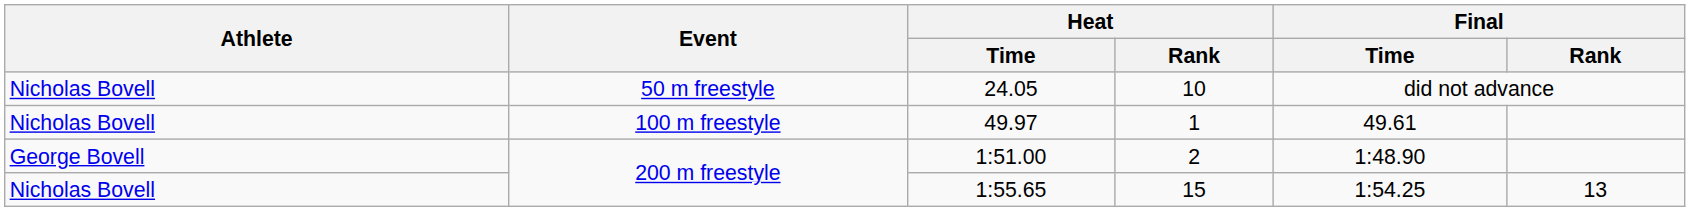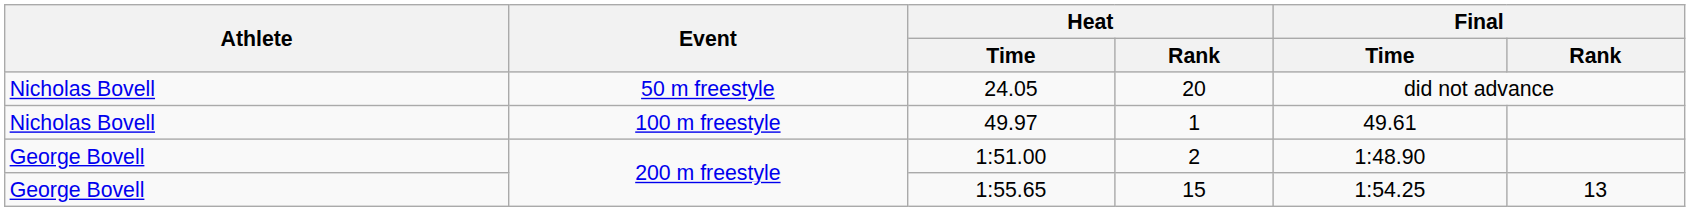(1194, 89) 10 -> (1194, 89) 20
(82, 190) Nicholas Bovell -> (77, 190) George Bovell
